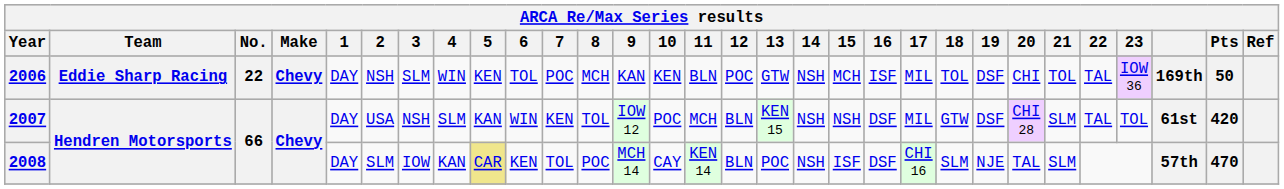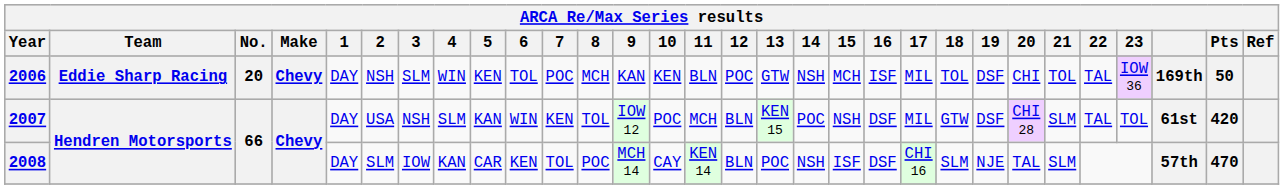(254, 77) 22 -> (254, 77) 20
(811, 120) NSH -> (811, 120) POC
(488, 163) khaki background -> (488, 163) no background
